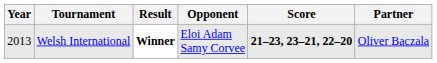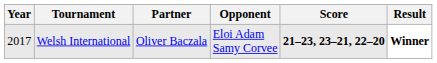columns swapped: (393, 14) <-> (155, 14)
(19, 41) 2013 -> (19, 41) 2017
